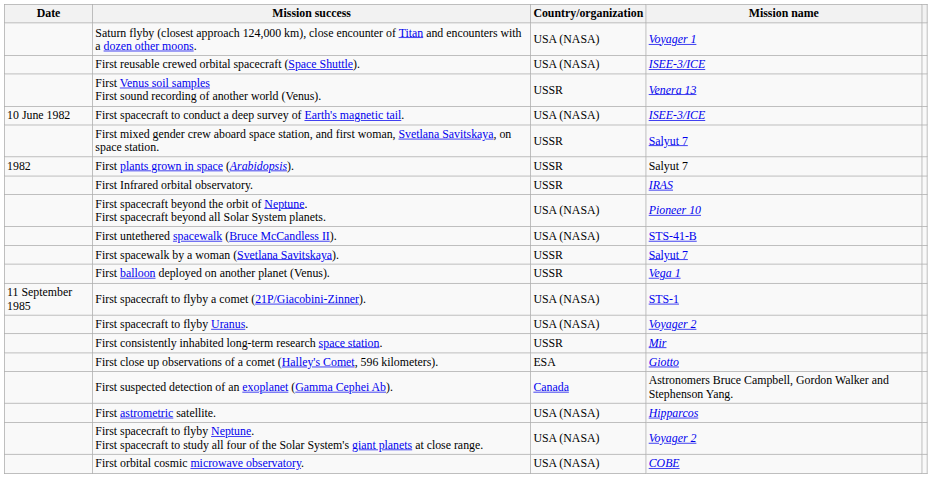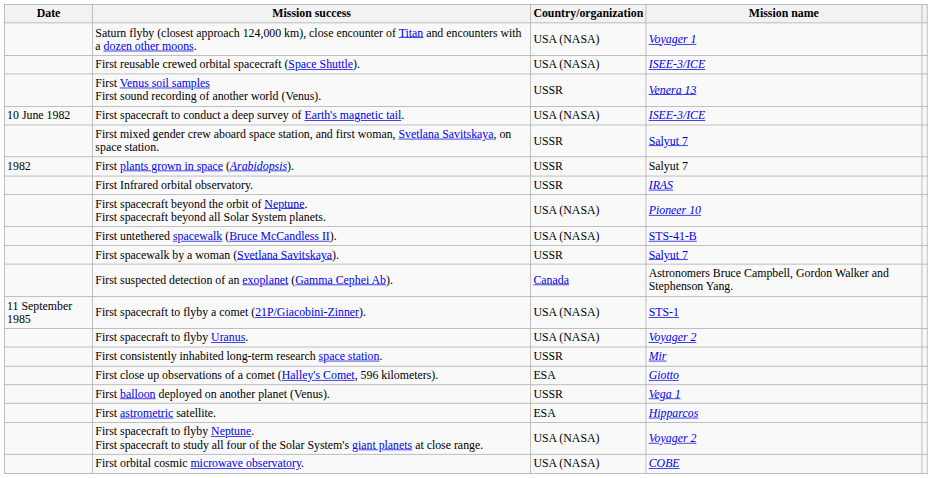rows swapped: (213, 273) <-> (244, 387)
(566, 413) USA (NASA) -> (545, 413) ESA
